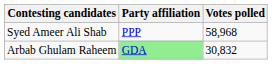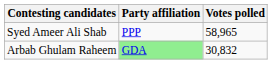(221, 31) 58,968 -> (221, 31) 58,965
